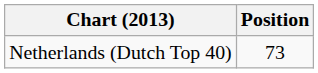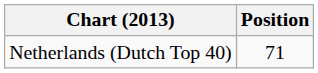(275, 51) 73 -> (275, 51) 71
